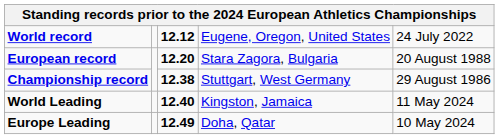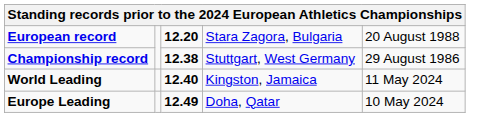- row: (50, 36)
